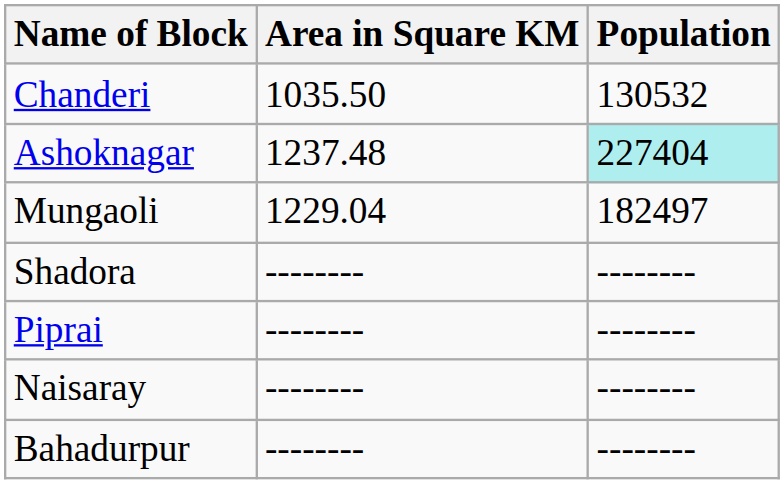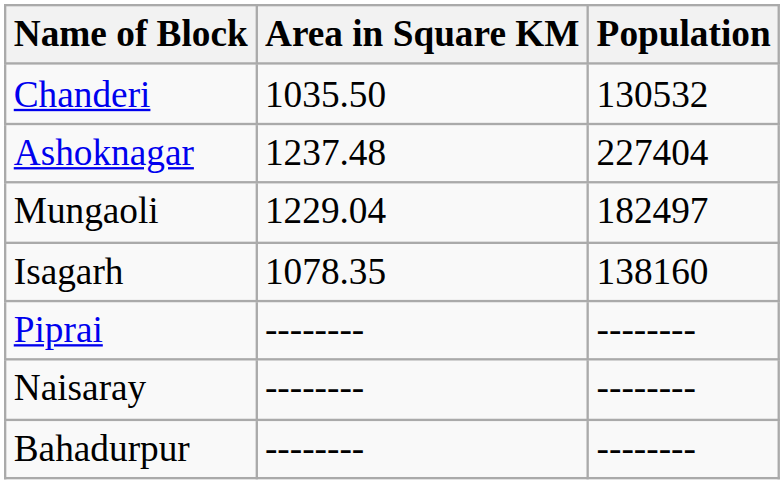(653, 152) paleturquoise background -> (653, 152) no background
+ row: (69, 270)
- row: (75, 270)
